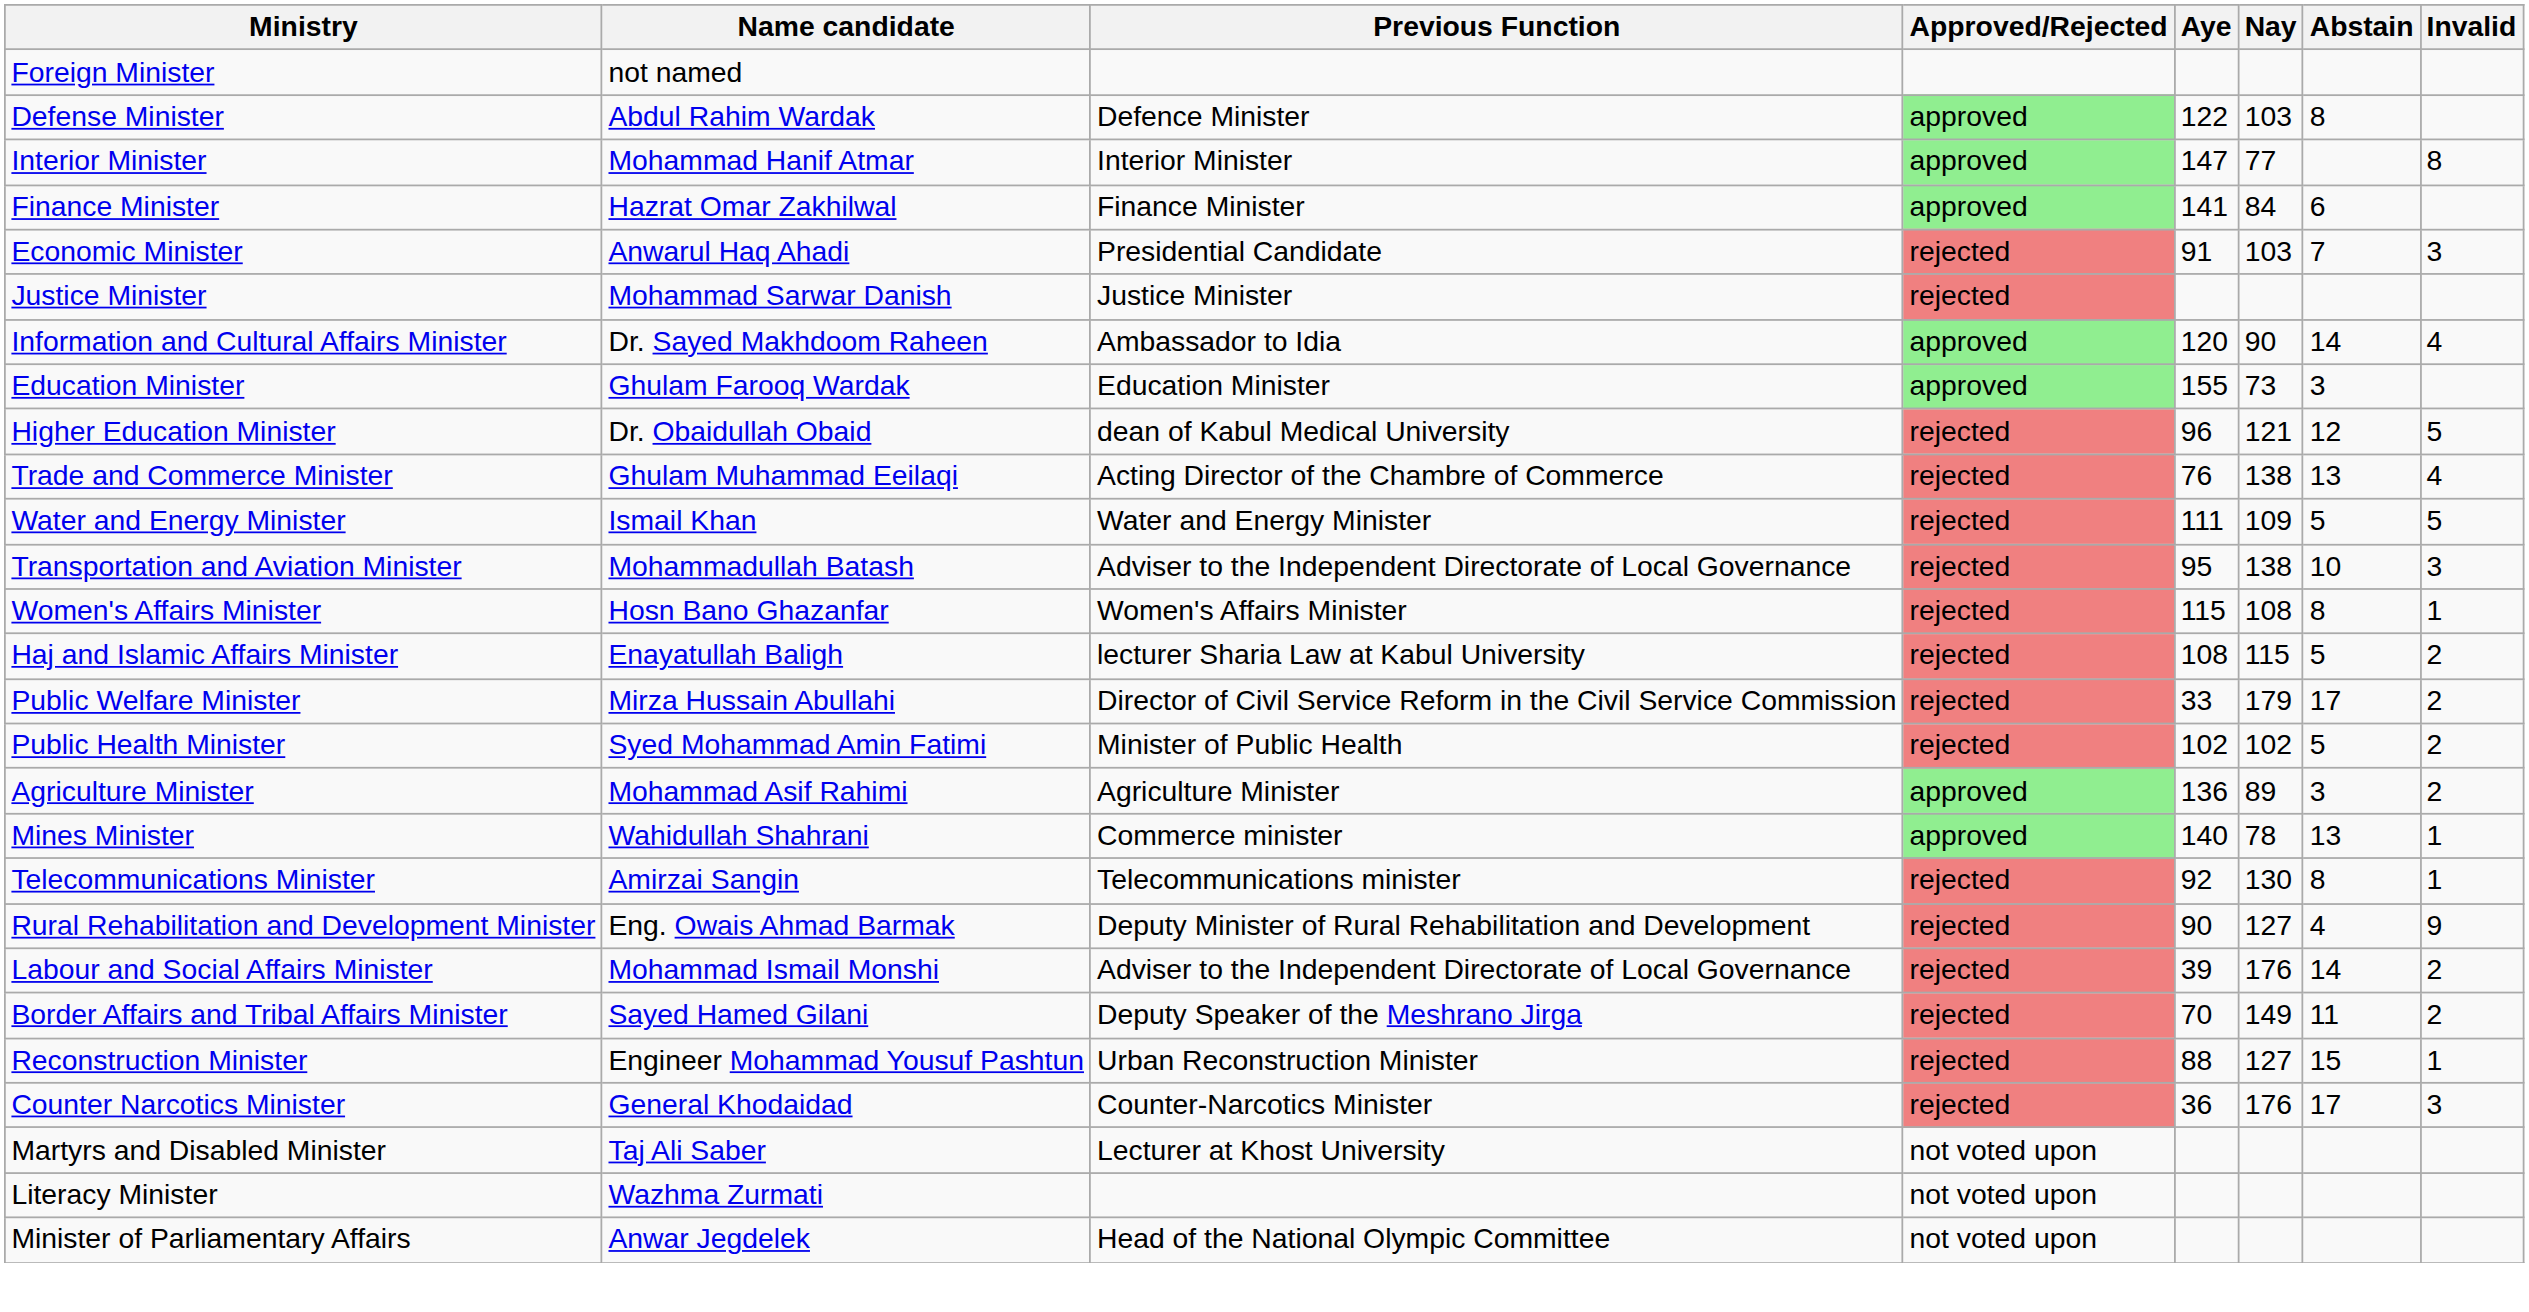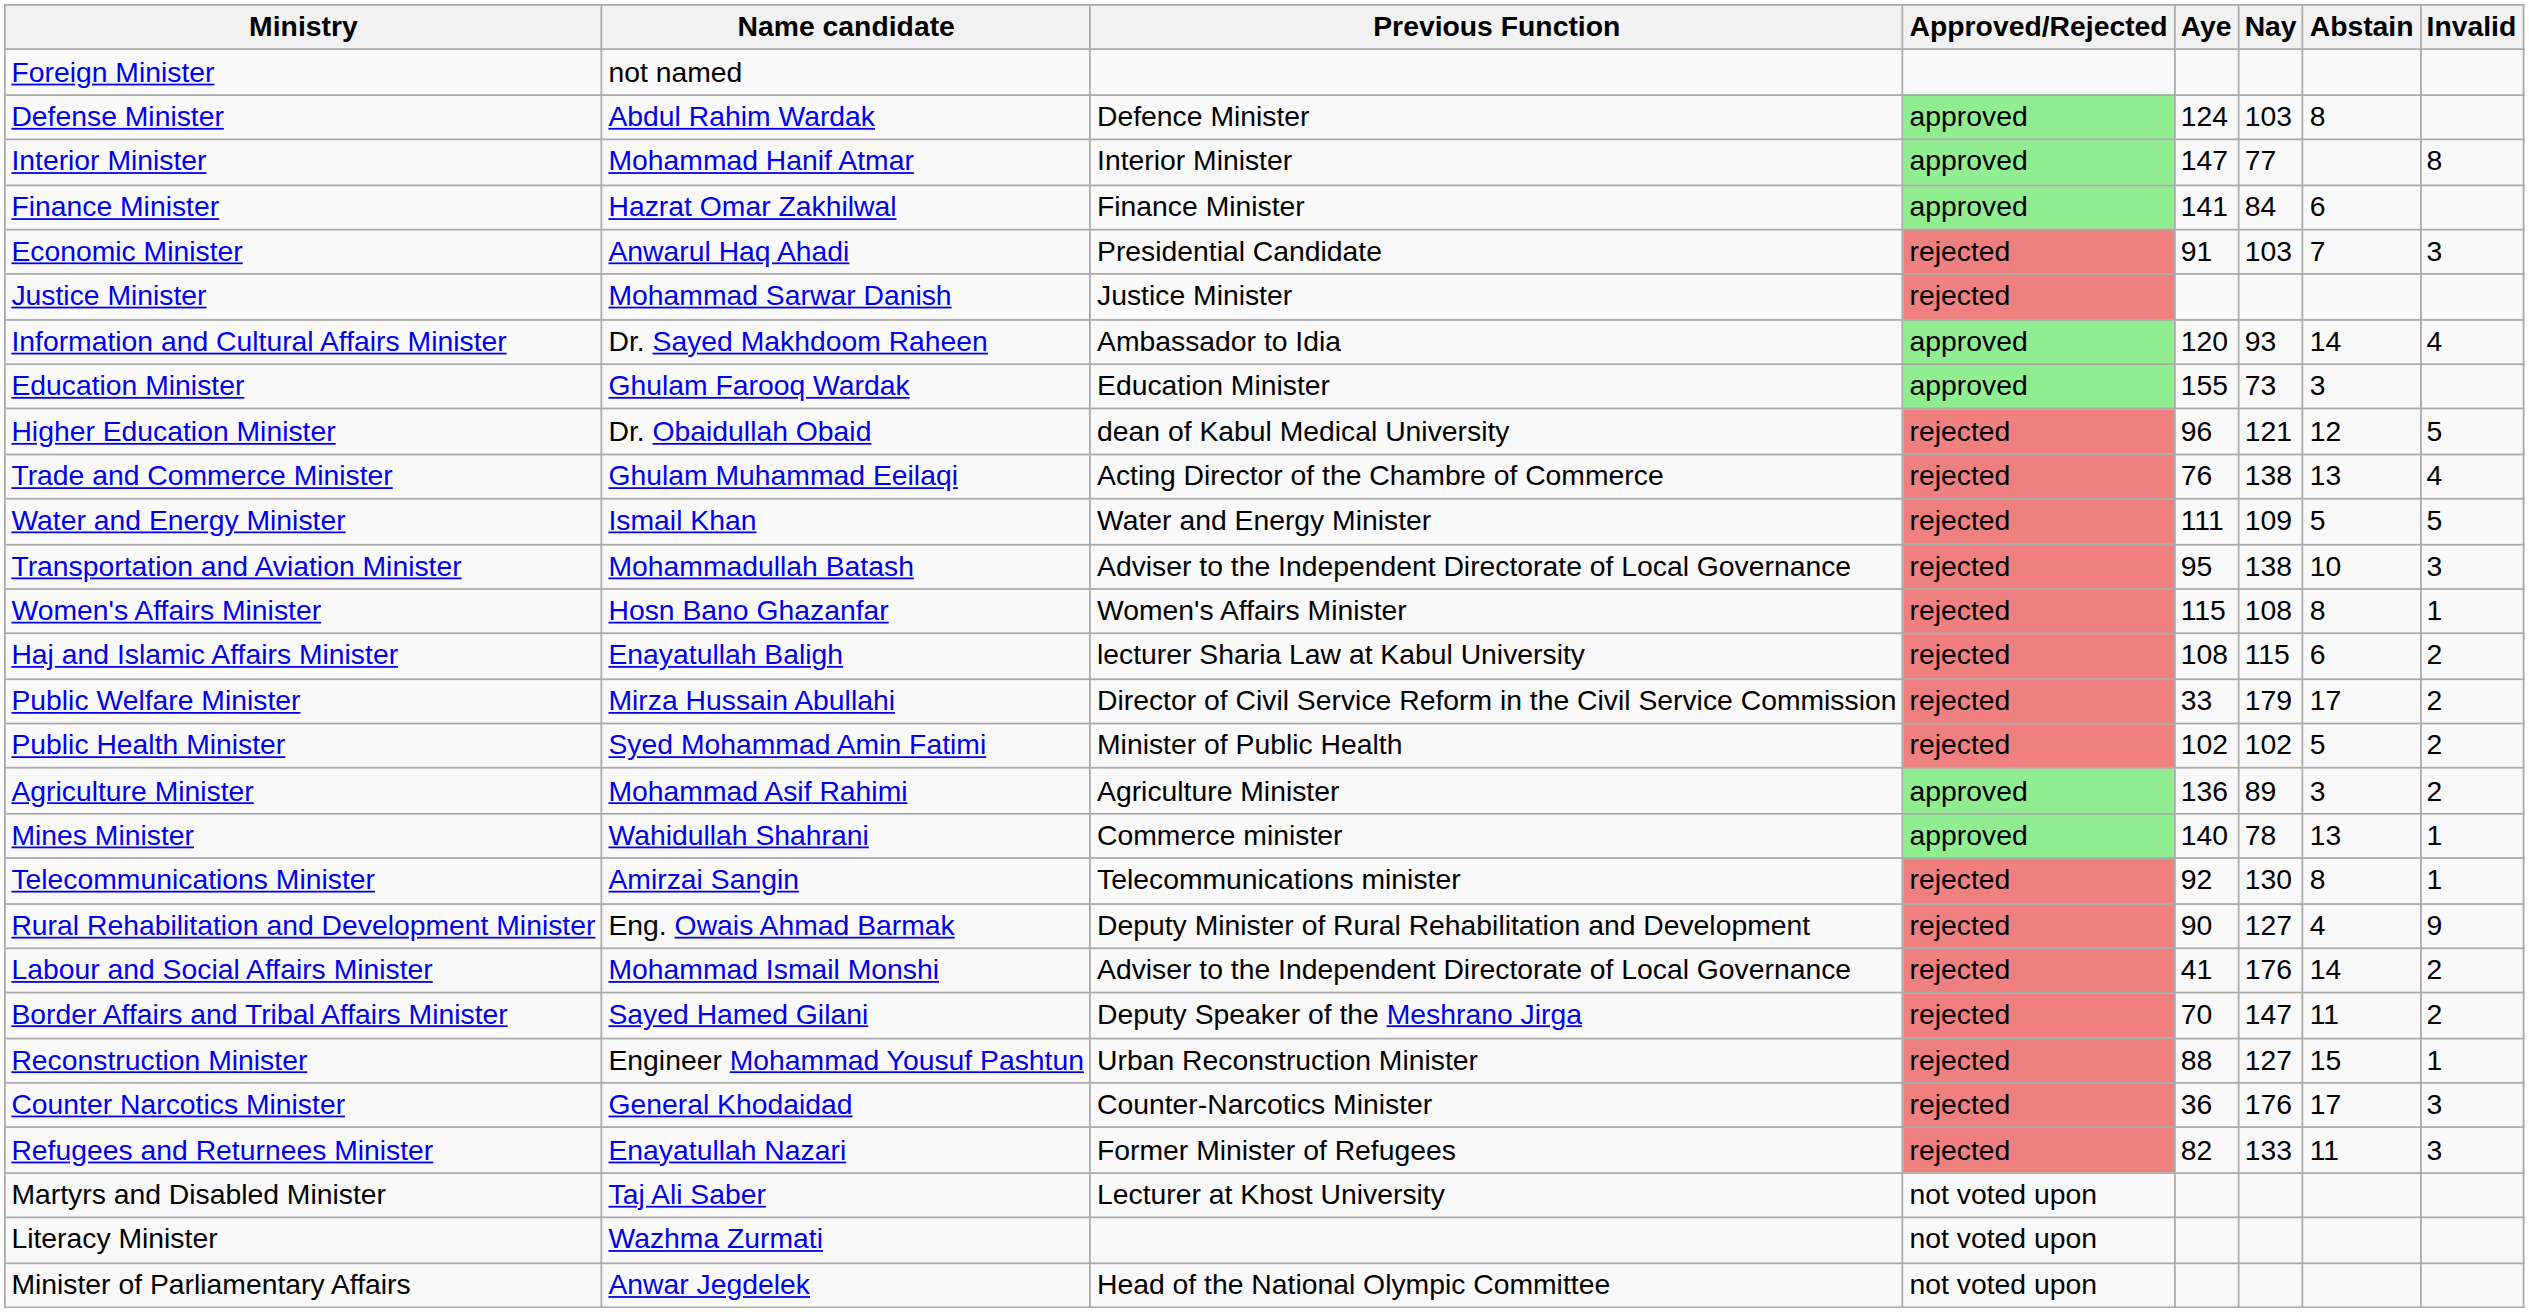(2204, 116) 122 -> (2204, 116) 124
(2260, 341) 90 -> (2260, 341) 93
(2318, 655) 5 -> (2318, 655) 6
(2196, 970) 39 -> (2196, 970) 41
(2268, 1015) 149 -> (2268, 1015) 147
+ row: (222, 1149)
